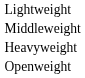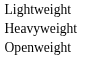- row: (43, 28)
